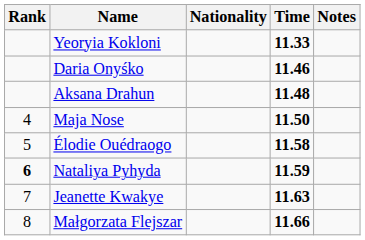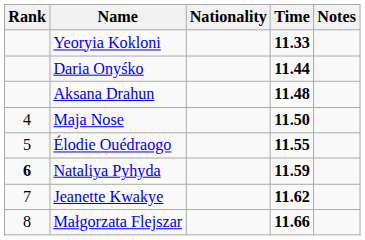(292, 68) 11.46 -> (292, 68) 11.44
(292, 145) 11.58 -> (292, 145) 11.55
(292, 196) 11.63 -> (292, 196) 11.62
